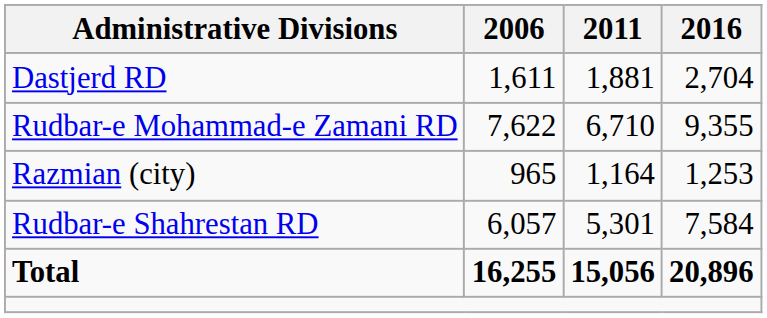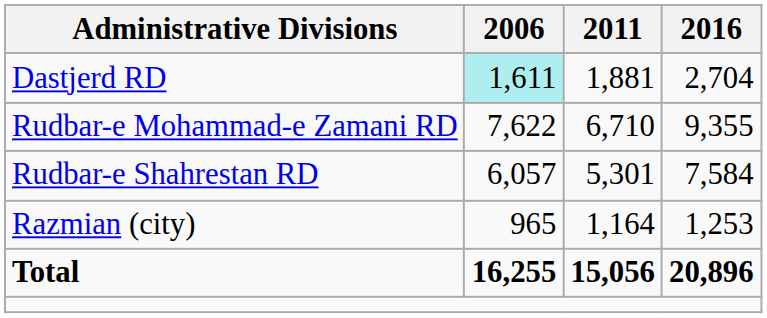(522, 77) no background -> (522, 77) paleturquoise background
rows swapped: (165, 223) <-> (104, 175)
